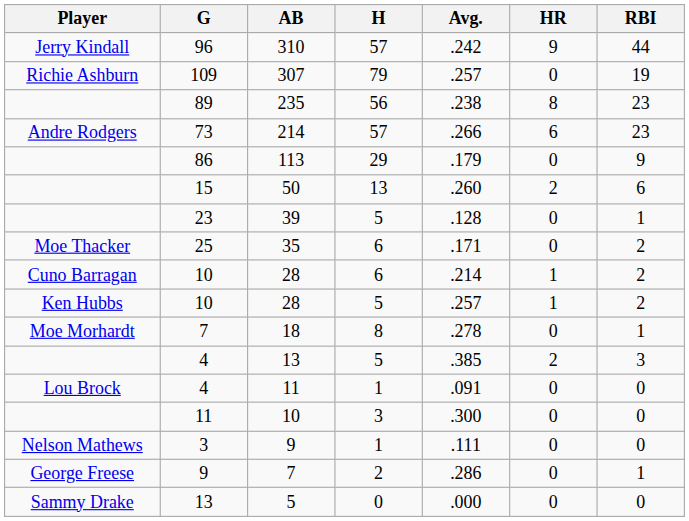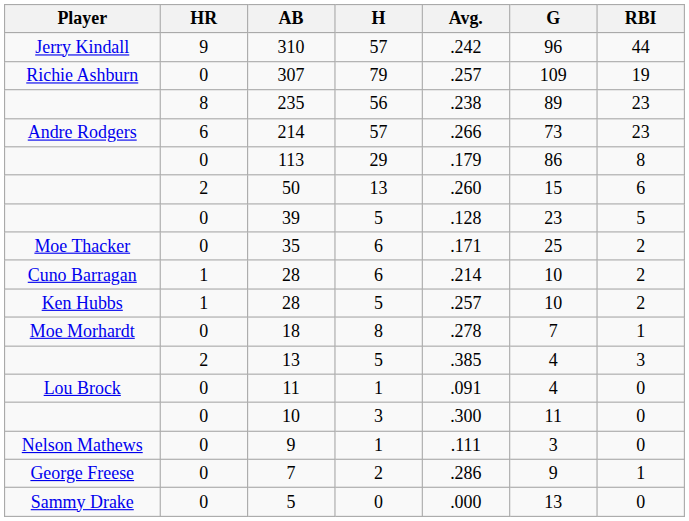columns swapped: (204, 18) <-> (553, 18)
(641, 160) 9 -> (641, 160) 8
(641, 217) 1 -> (641, 217) 5
